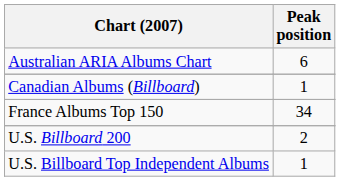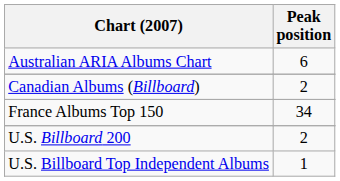(304, 86) 1 -> (304, 86) 2
